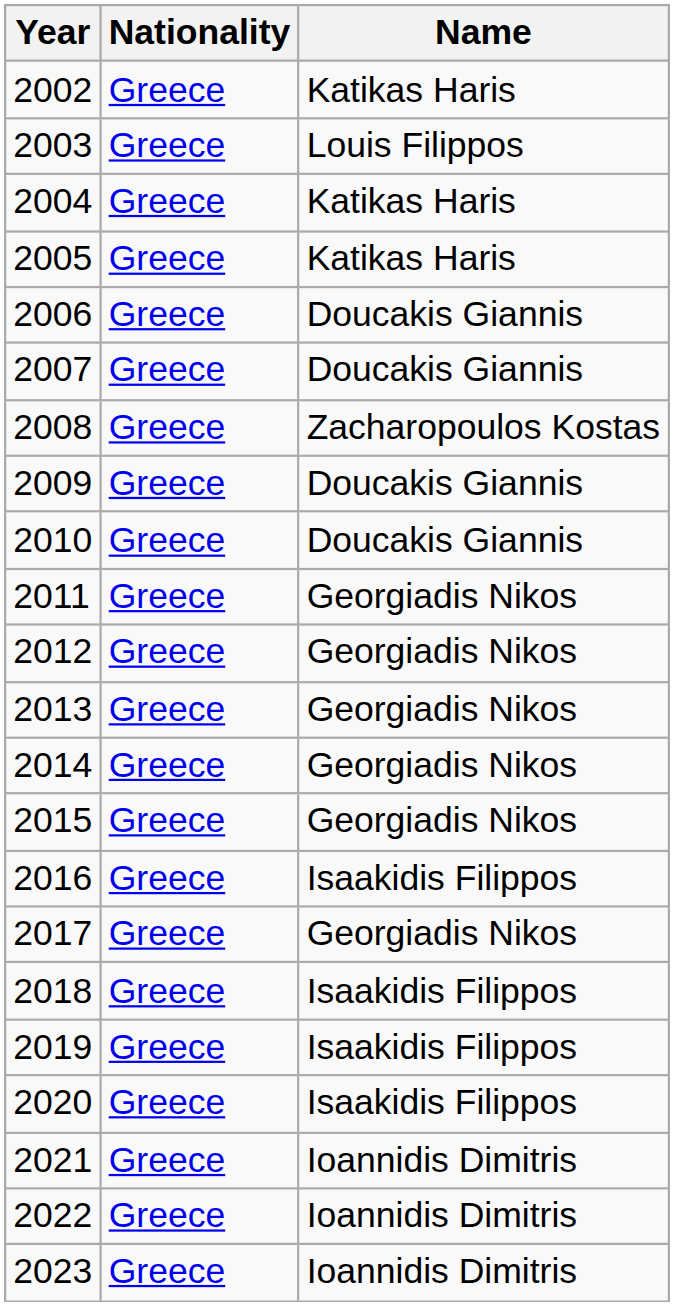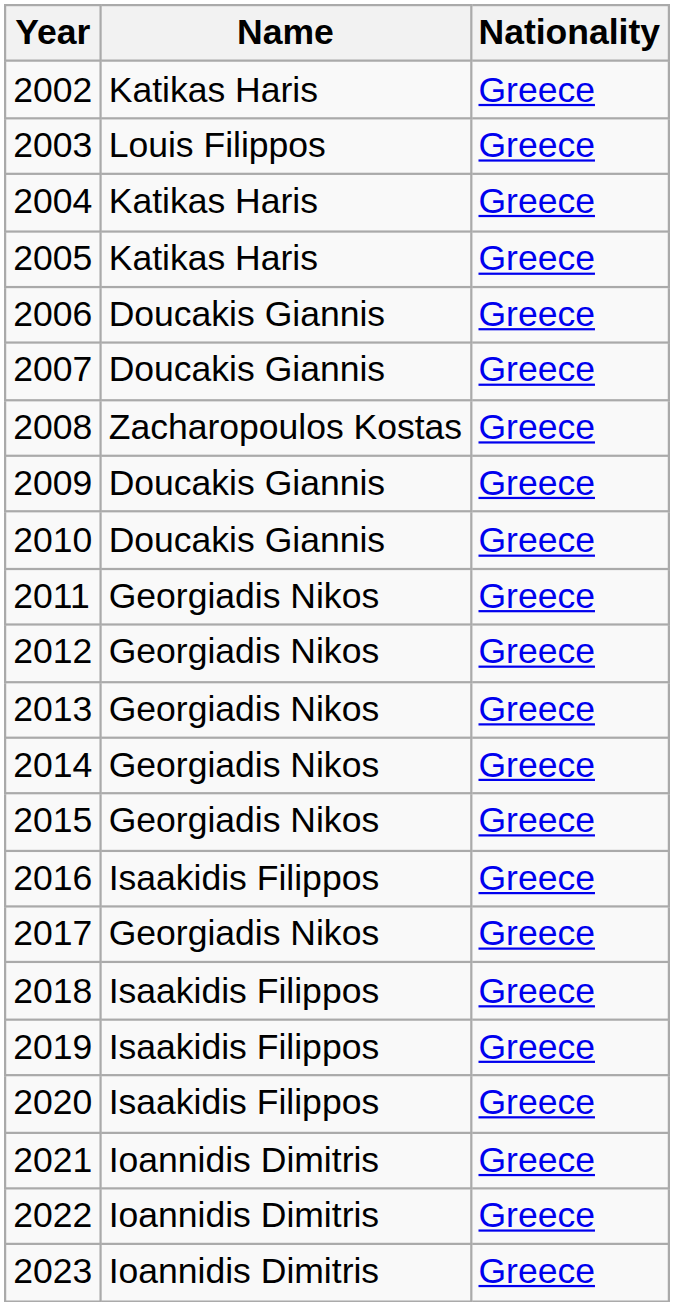columns swapped: (483, 32) <-> (199, 32)
